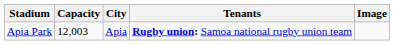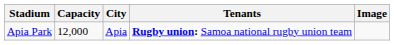(73, 31) 12,003 -> (73, 31) 12,000
